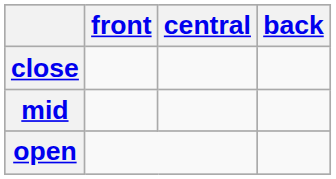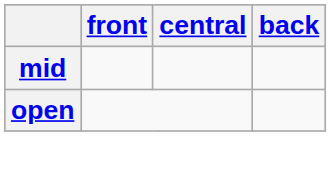- row: (45, 67)
